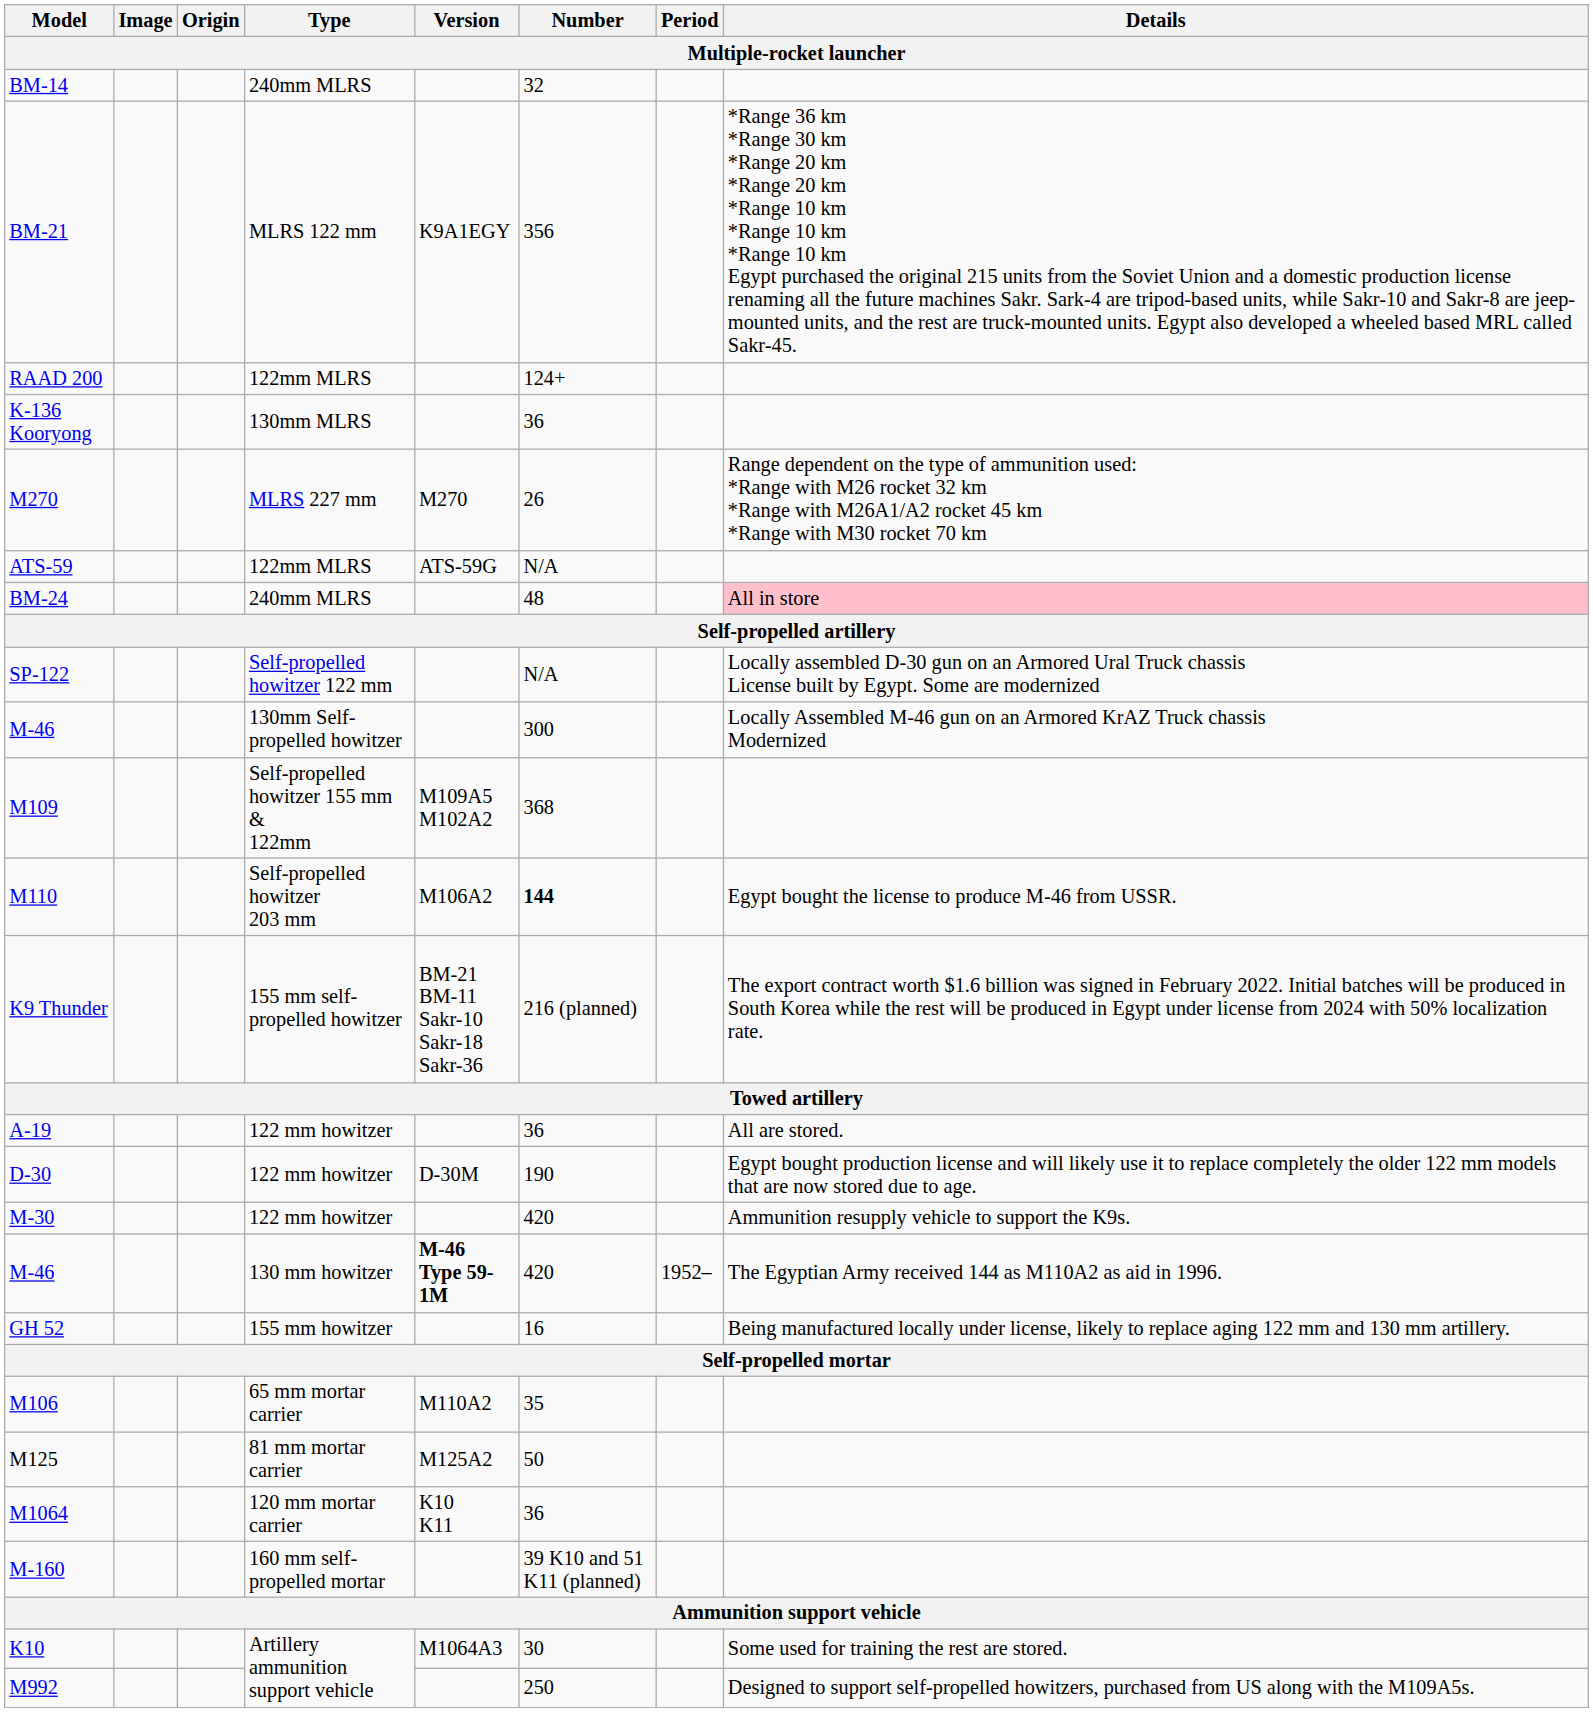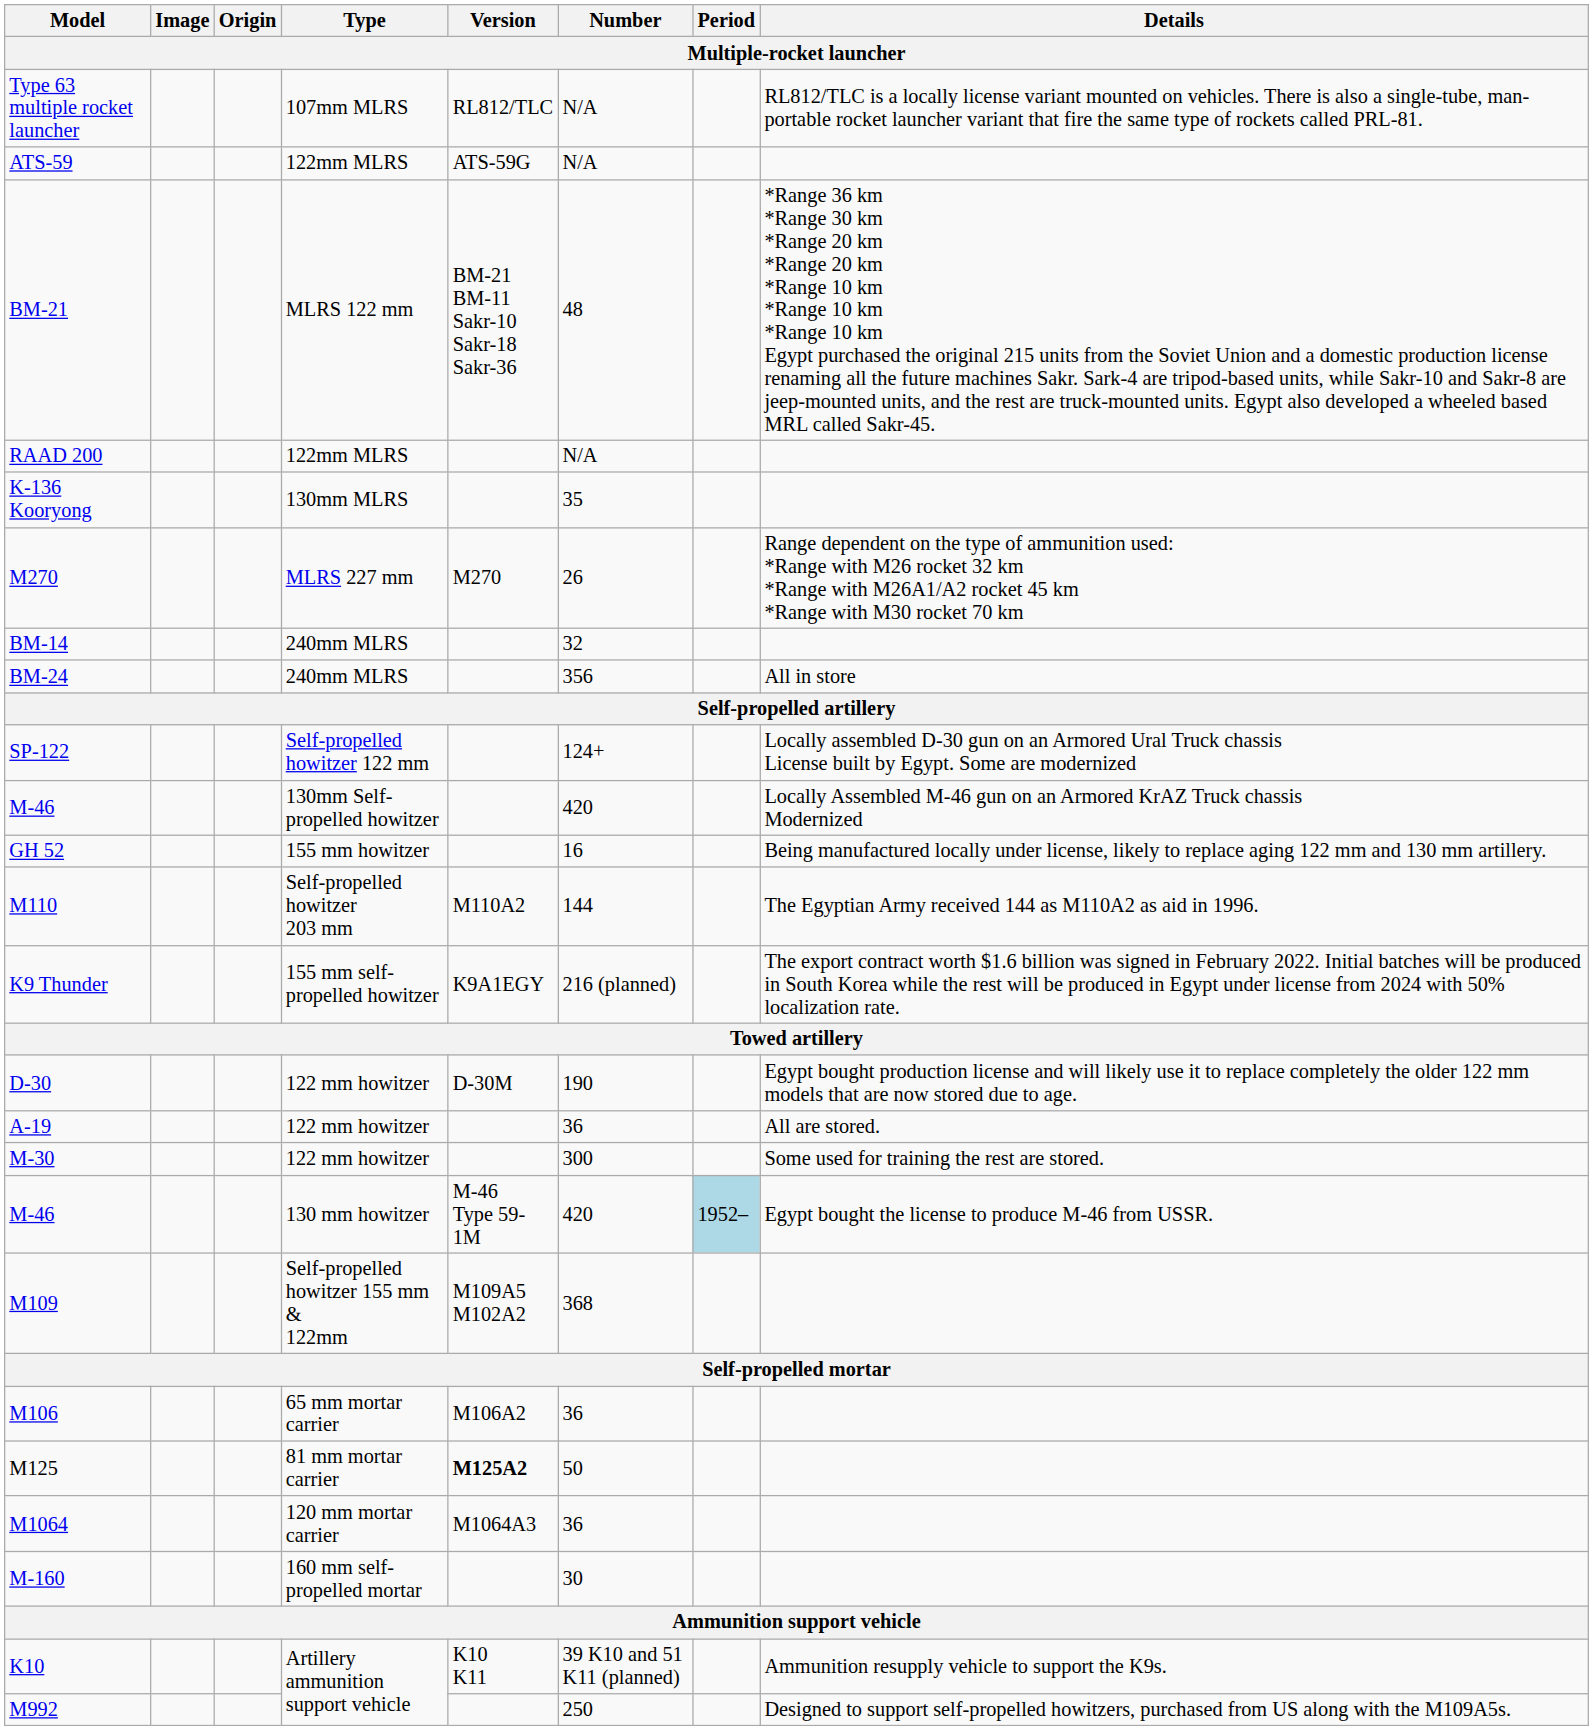+ row: (71, 107)
rows swapped: (41, 566) <-> (39, 85)
(465, 231) K9A1EGY -> (485, 320) BM-21 BM-11 Sakr-10 Sakr-18 Sakr-36
(539, 231) 356 -> (573, 309) 48
(545, 378) 124+ -> (580, 456) N/A
(534, 421) 36 -> (573, 499) 35
(534, 598) 48 -> (578, 676) 356
(774, 598) pink background -> (810, 676) no background
(541, 674) N/A -> (584, 752) 124+
(539, 729) 300 -> (578, 807) 420
rows swapped: (34, 807) <-> (37, 1328)
(456, 896) M106A2 -> (489, 906) M110A2
(539, 896) bold -> (578, 906) normal
(952, 896) Egypt bought the license to produce M-46 from USSR. -> (1011, 906) The Egyptian Army received 144 as M110A2 as aid in 1996.
(451, 1020) BM-21 BM-11 Sakr-10 Sakr-18 Sakr-36 -> (498, 984) K9A1EGY
rows swapped: (30, 1174) <-> (30, 1130)
(539, 1217) 420 -> (578, 1158) 300
(929, 1217) Ammunition resupply vehicle to support the K9s. -> (934, 1158) Some used for training the rest are stored.
(456, 1272) bold -> (489, 1213) normal
(686, 1272) no background -> (723, 1213) lightblue background
(975, 1272) The Egyptian Army received 144 as M110A2 as aid in 1996. -> (989, 1213) Egypt bought the license to produce M-46 from USSR.
(455, 1403) M110A2 -> (489, 1413) M106A2
(534, 1403) 35 -> (573, 1413) 36
(456, 1459) normal -> (490, 1468) bold
(436, 1514) K10 K11 -> (494, 1523) M1064A3
(584, 1569) 39 K10 and 51 K11 (planned) -> (573, 1578) 30
(461, 1648) M1064A3 -> (470, 1665) K10 K11
(534, 1648) 30 -> (623, 1665) 39 K10 and 51 K11 (planned)
(898, 1648) Some used for training the rest are stored. -> (966, 1665) Ammunition resupply vehicle to support the K9s.
